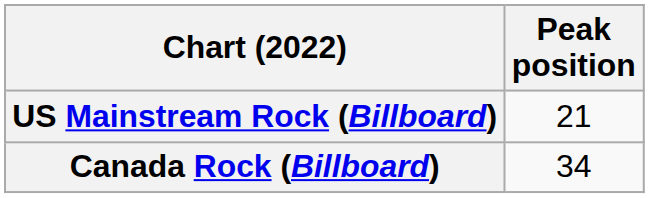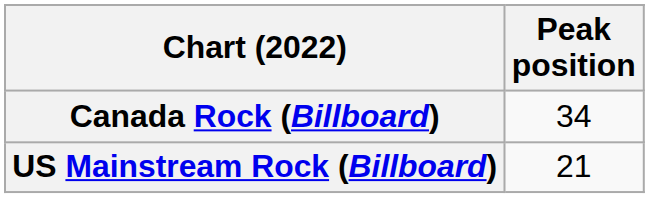rows swapped: (255, 166) <-> (255, 116)
